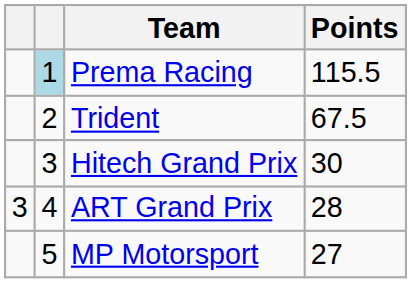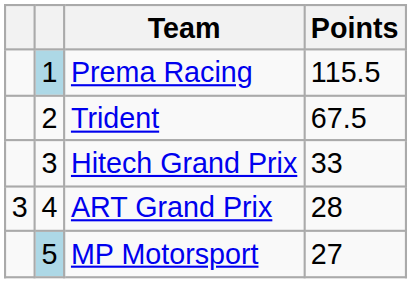(327, 163) 30 -> (327, 163) 33
(49, 253) no background -> (49, 253) lightblue background
